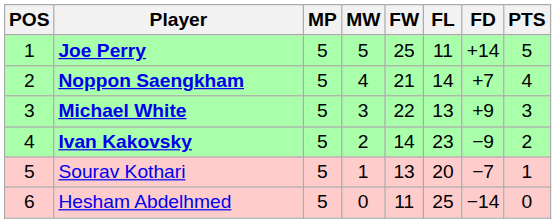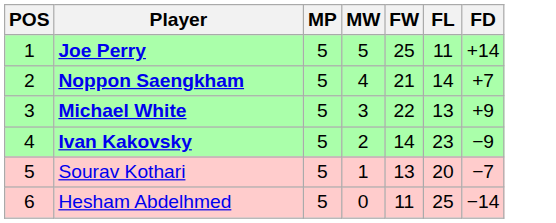- column: (527, 19)
